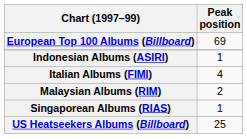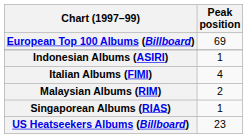(220, 125) 25 -> (220, 125) 23
